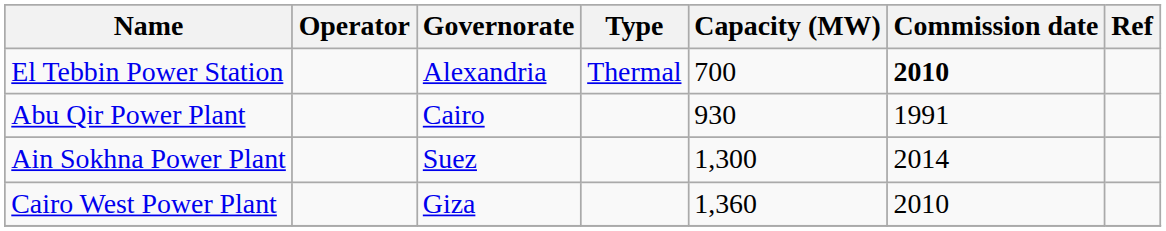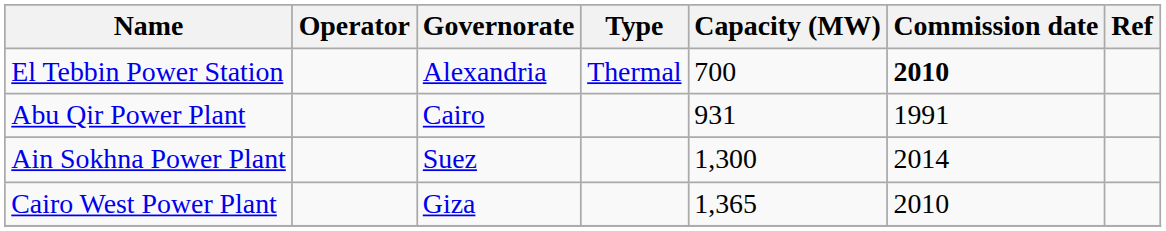(715, 114) 930 -> (715, 114) 931
(726, 203) 1,360 -> (726, 203) 1,365
